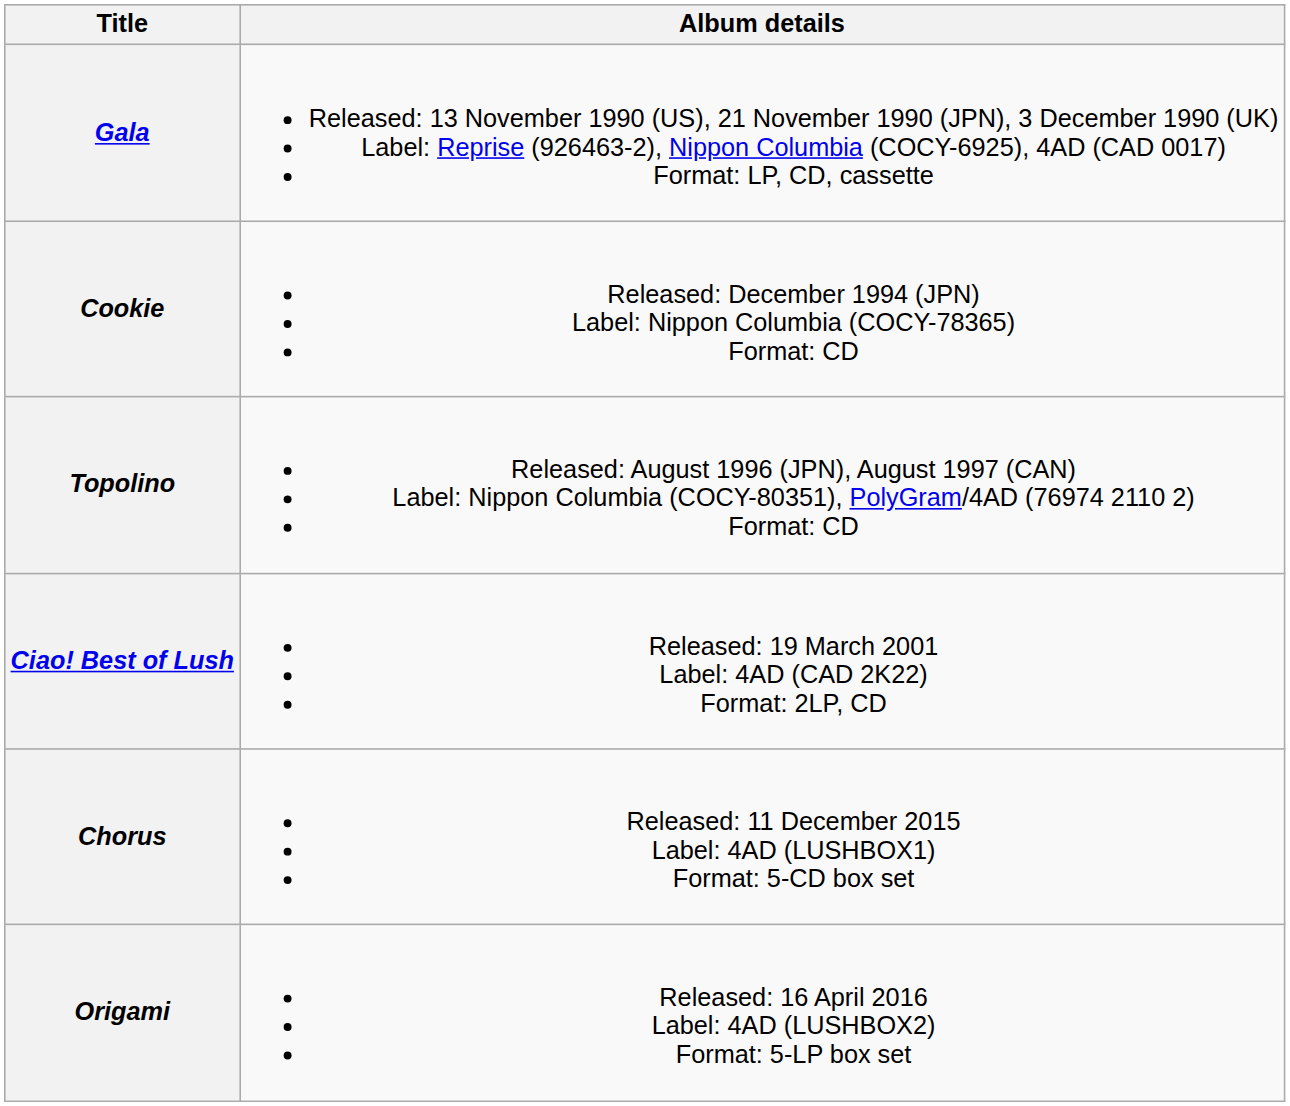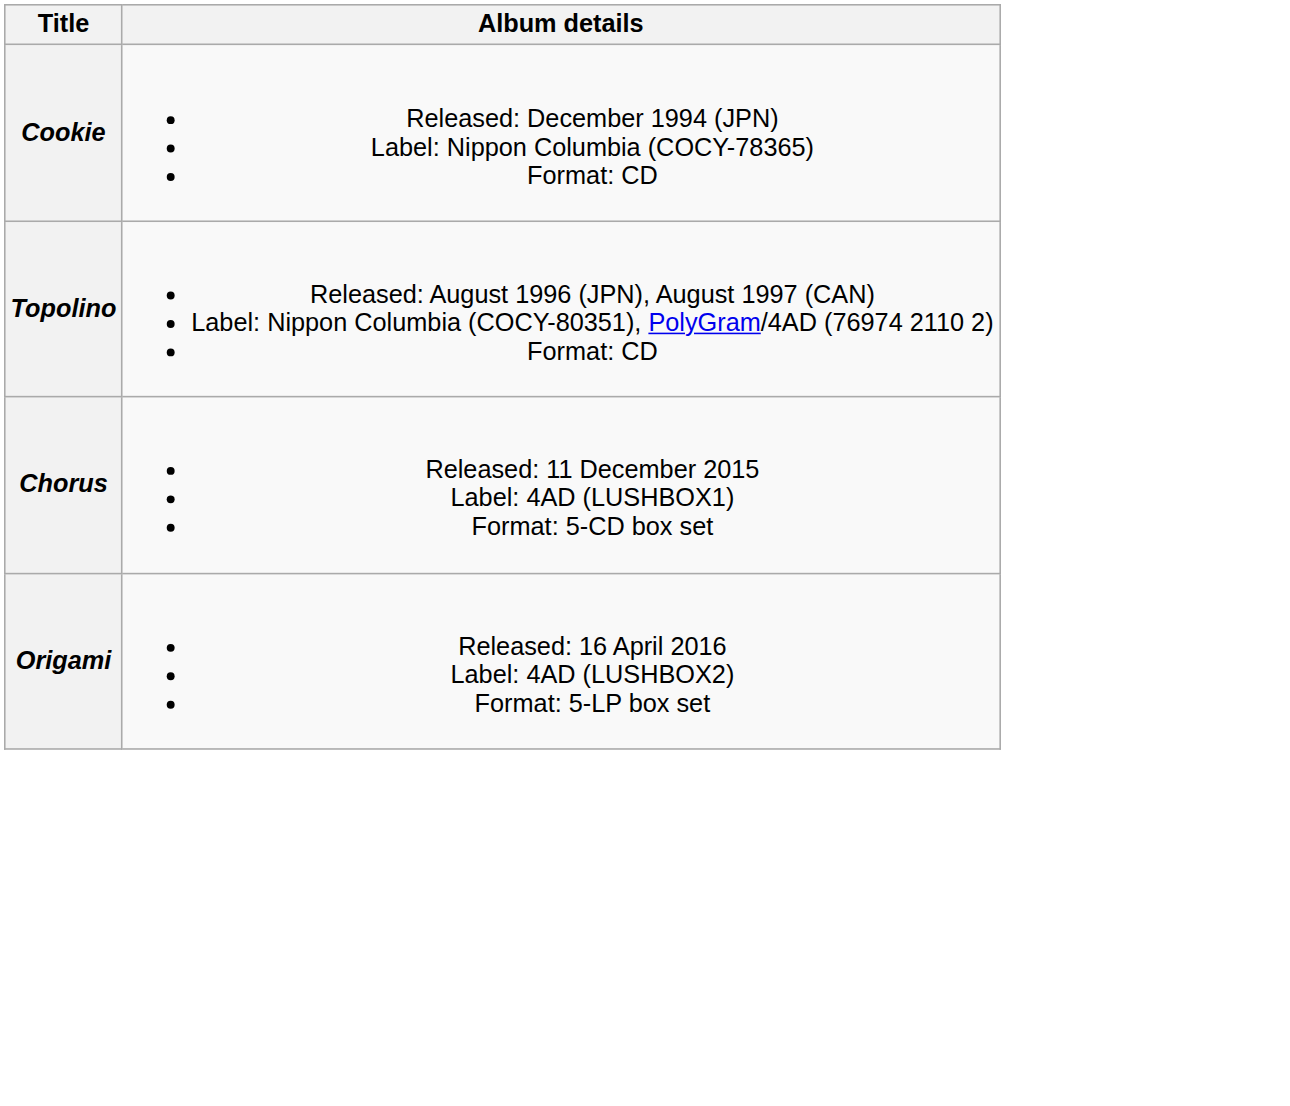- row: (122, 132)
- row: (122, 660)
